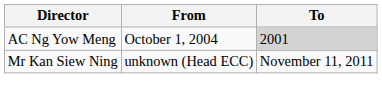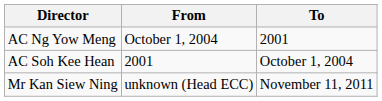(274, 38) lightgrey background -> (274, 38) no background
+ row: (61, 61)
